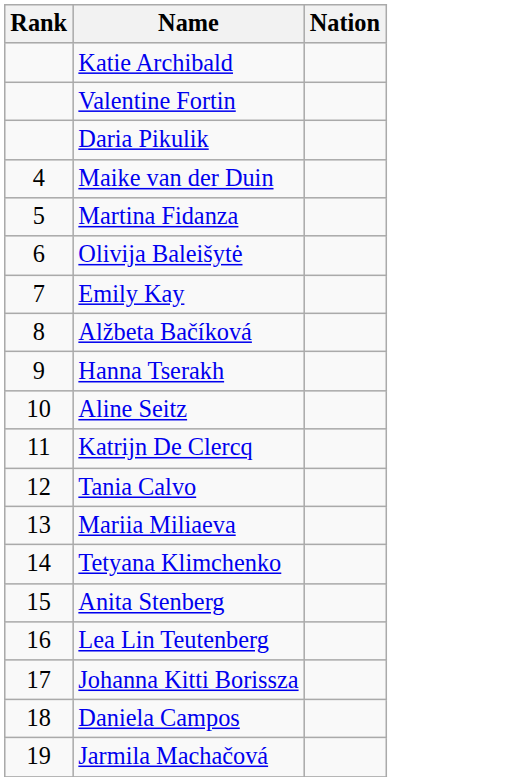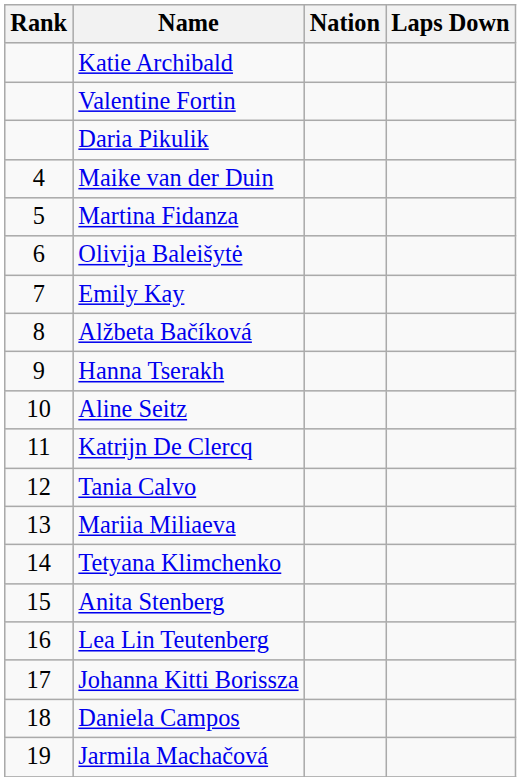+ column: (450, 23)
